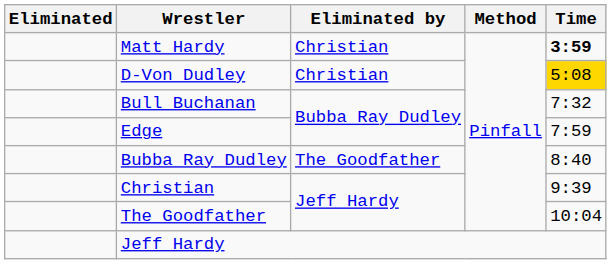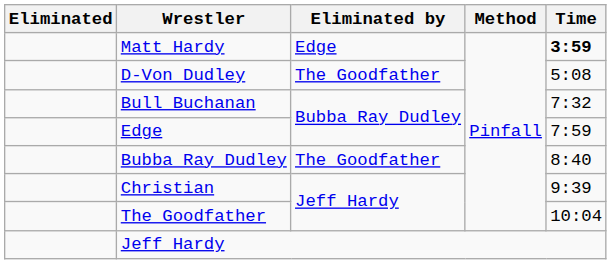(342, 47) Christian -> (316, 47) Edge
(342, 75) Christian -> (368, 75) The Goodfather
(571, 75) gold background -> (571, 75) no background
